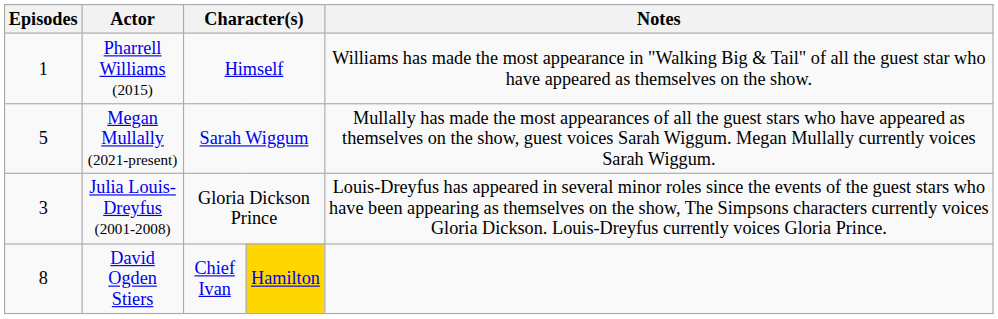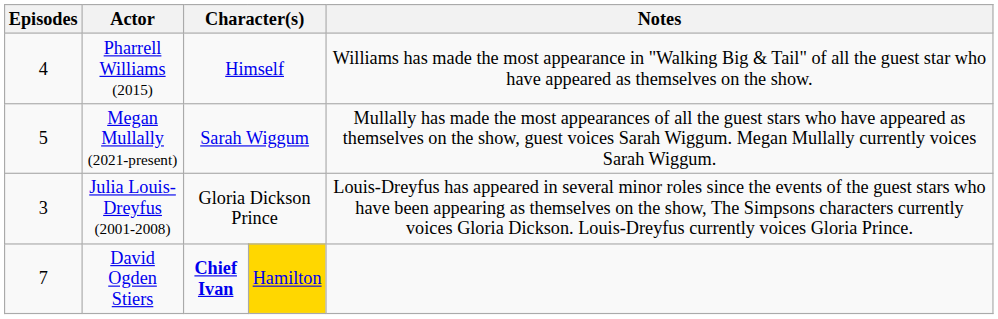(43, 68) 1 -> (43, 68) 4
(43, 278) 8 -> (43, 278) 7
(215, 278) normal -> (216, 278) bold
